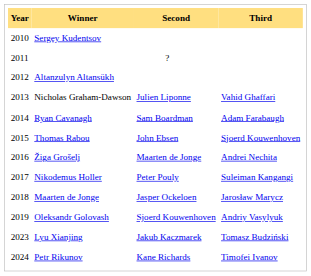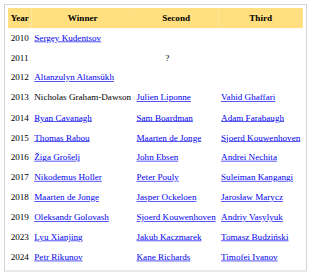(157, 137) John Ebsen -> (169, 137) Maarten de Jonge
(169, 157) Maarten de Jonge -> (157, 157) John Ebsen
